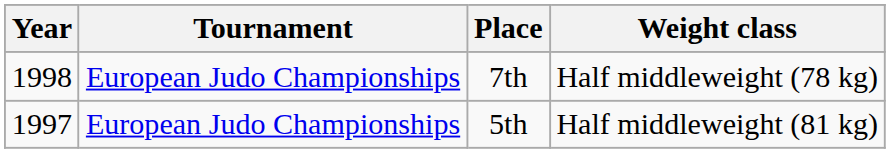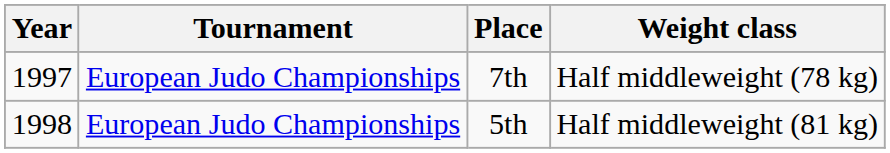(42, 76) 1998 -> (42, 76) 1997
(42, 123) 1997 -> (42, 123) 1998
